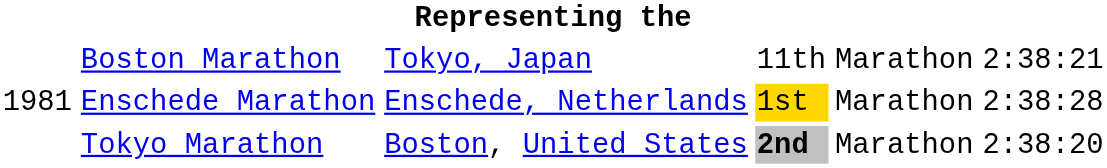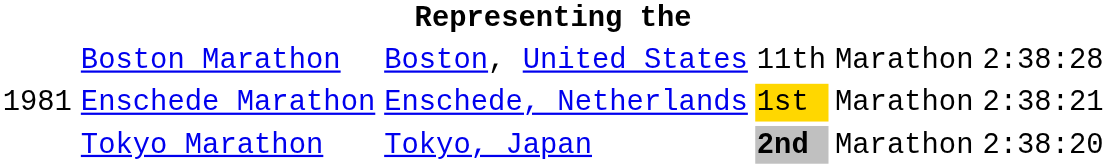(488, 60) Tokyo, Japan -> (566, 60) Boston, United States
(1043, 60) 2:38:21 -> (1043, 60) 2:38:28
(1043, 103) 2:38:28 -> (1043, 103) 2:38:21
(566, 145) Boston, United States -> (488, 145) Tokyo, Japan
